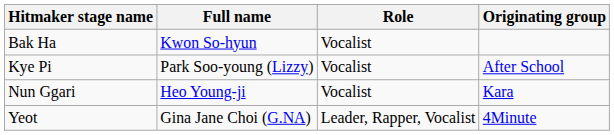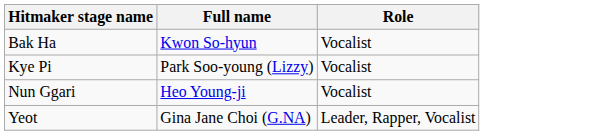- column: (544, 17)
